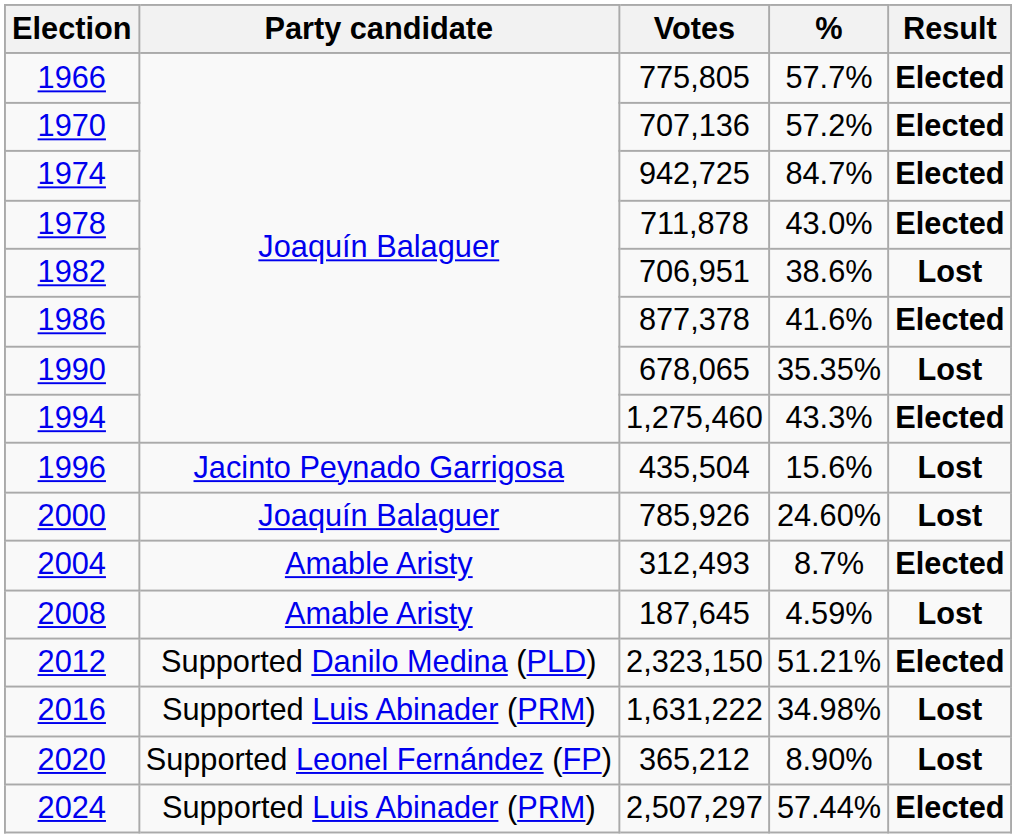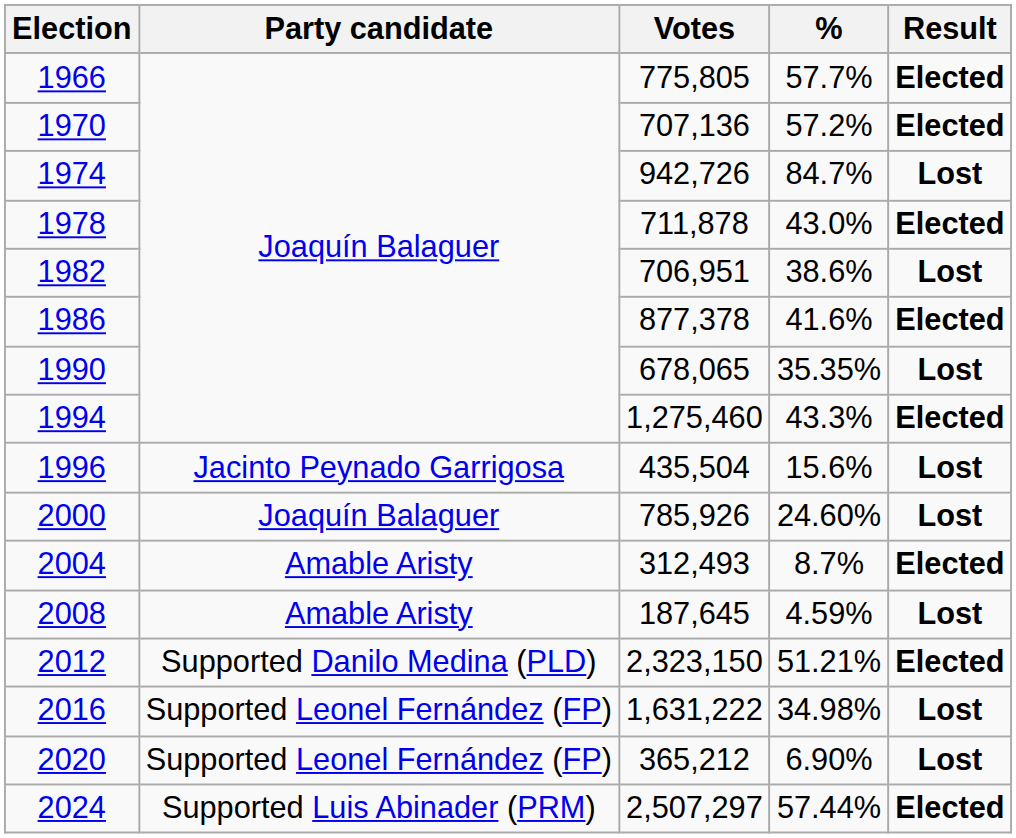(694, 175) 942,725 -> (694, 175) 942,726
(950, 175) Elected -> (950, 175) Lost
(379, 710) Supported Luis Abinader (PRM) -> (379, 710) Supported Leonel Fernández (FP)
(829, 759) 8.90% -> (829, 759) 6.90%
